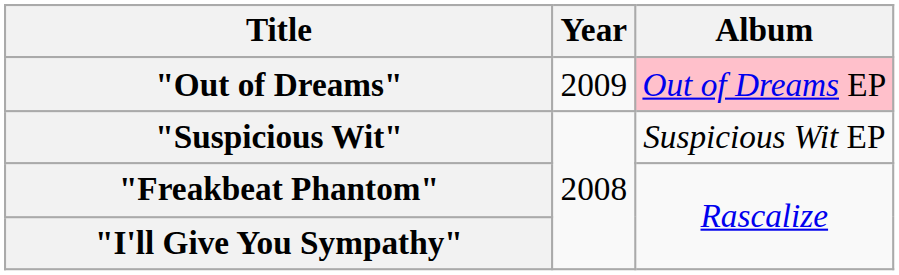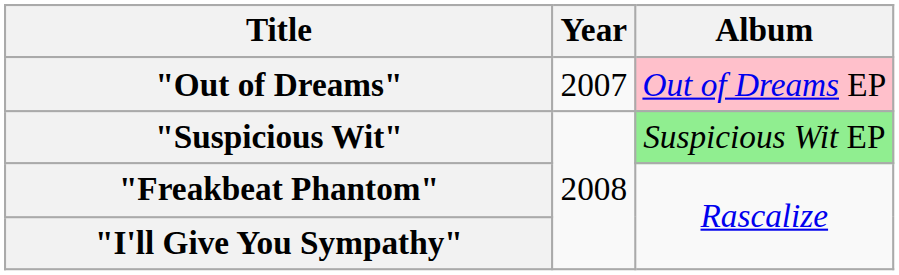(594, 83) 2009 -> (594, 83) 2007
(764, 136) no background -> (764, 136) lightgreen background
